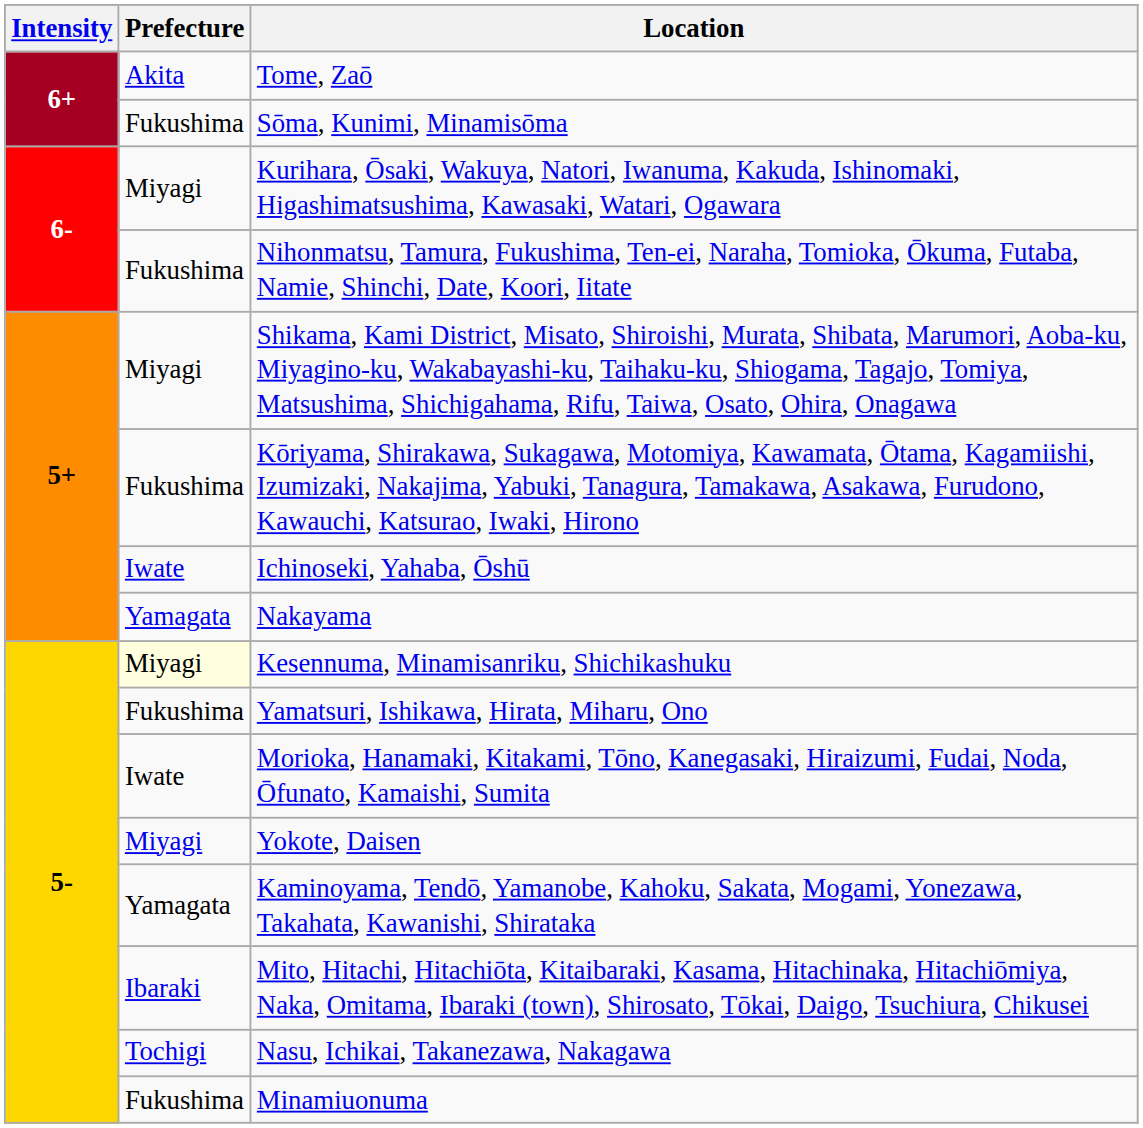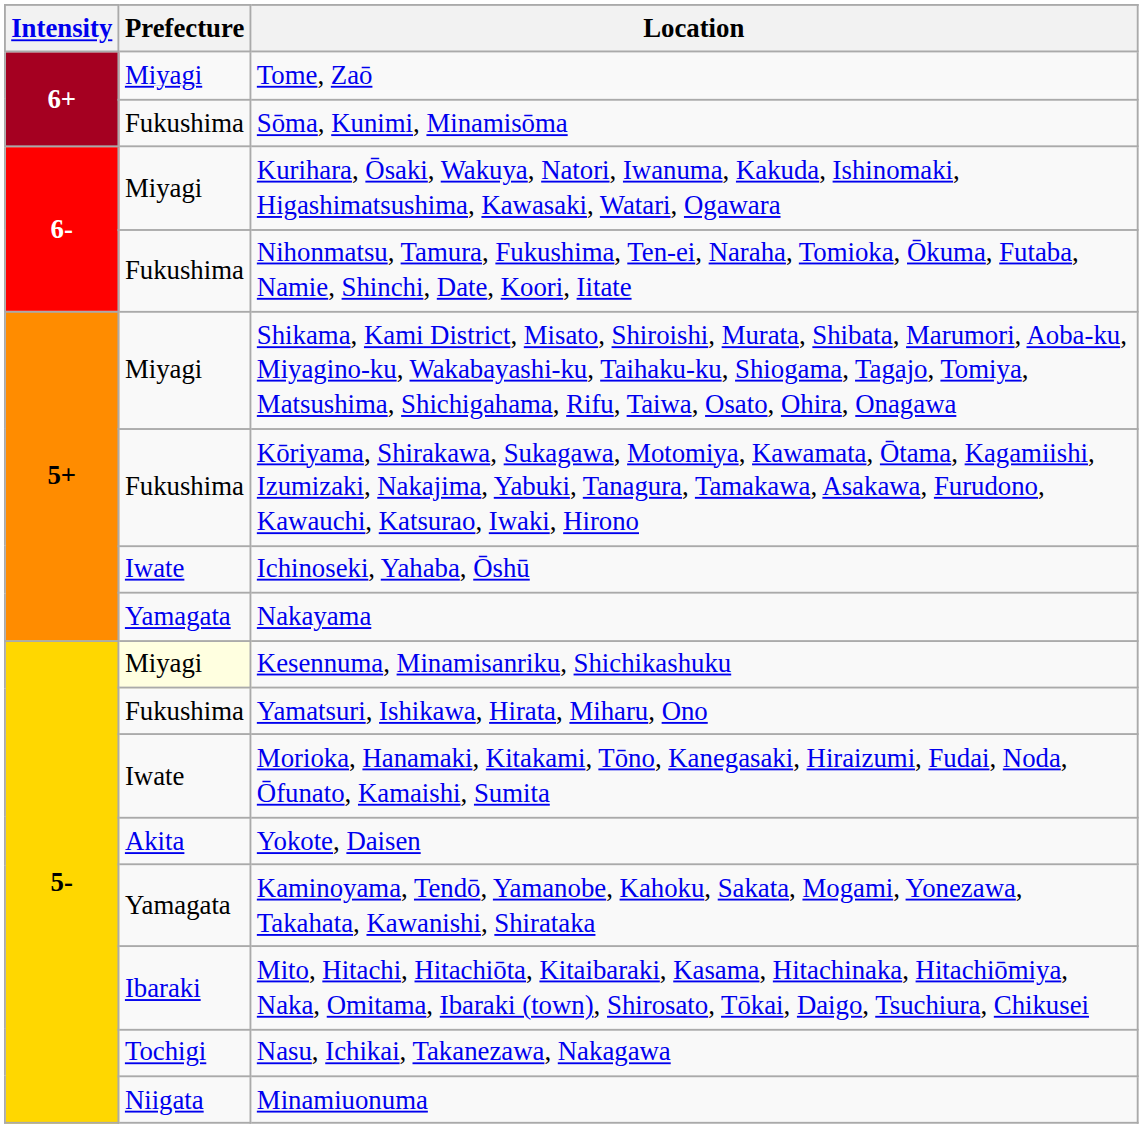(155, 76) Akita -> (164, 76) Miyagi
(164, 841) Miyagi -> (155, 841) Akita
(184, 1100) Fukushima -> (164, 1100) Niigata
